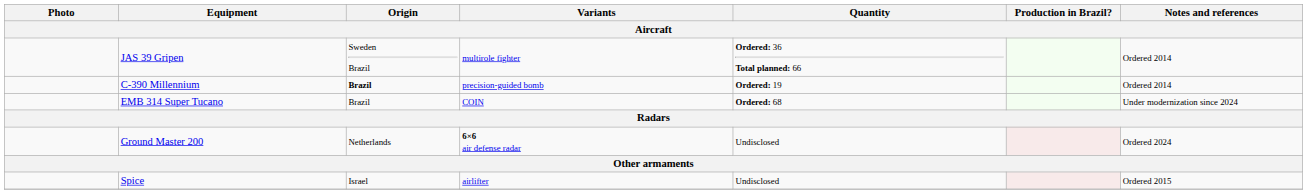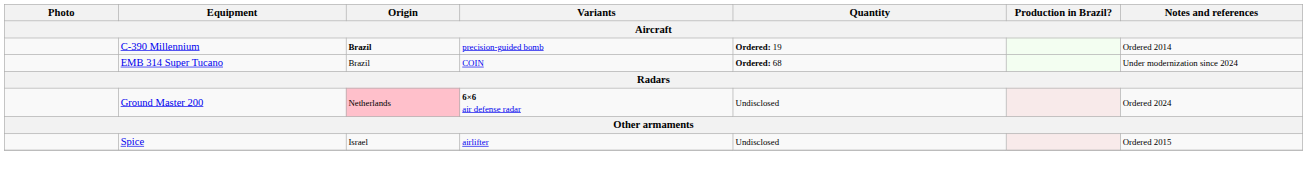- row: (152, 57)
(370, 141) no background -> (370, 103) pink background
